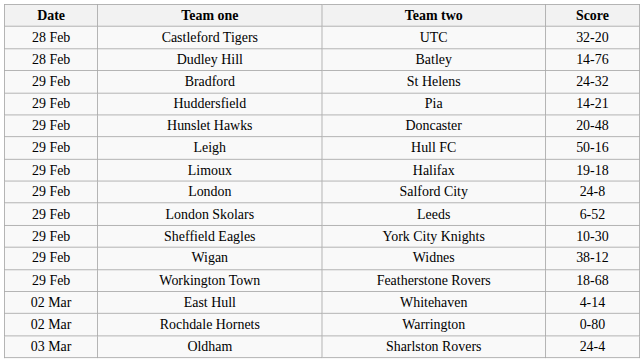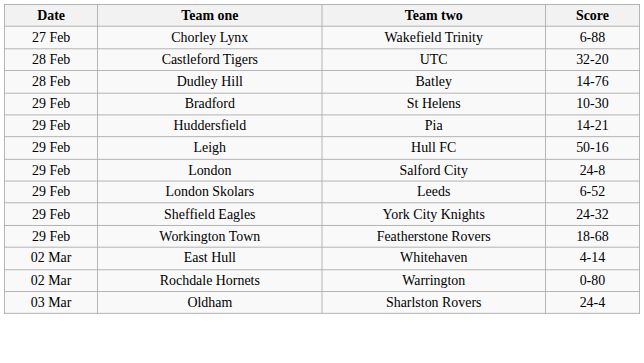+ row: (210, 37)
(592, 81) 24-32 -> (592, 103) 10-30
- row: (210, 125)
- row: (210, 170)
(592, 236) 10-30 -> (592, 214) 24-32
- row: (210, 258)
